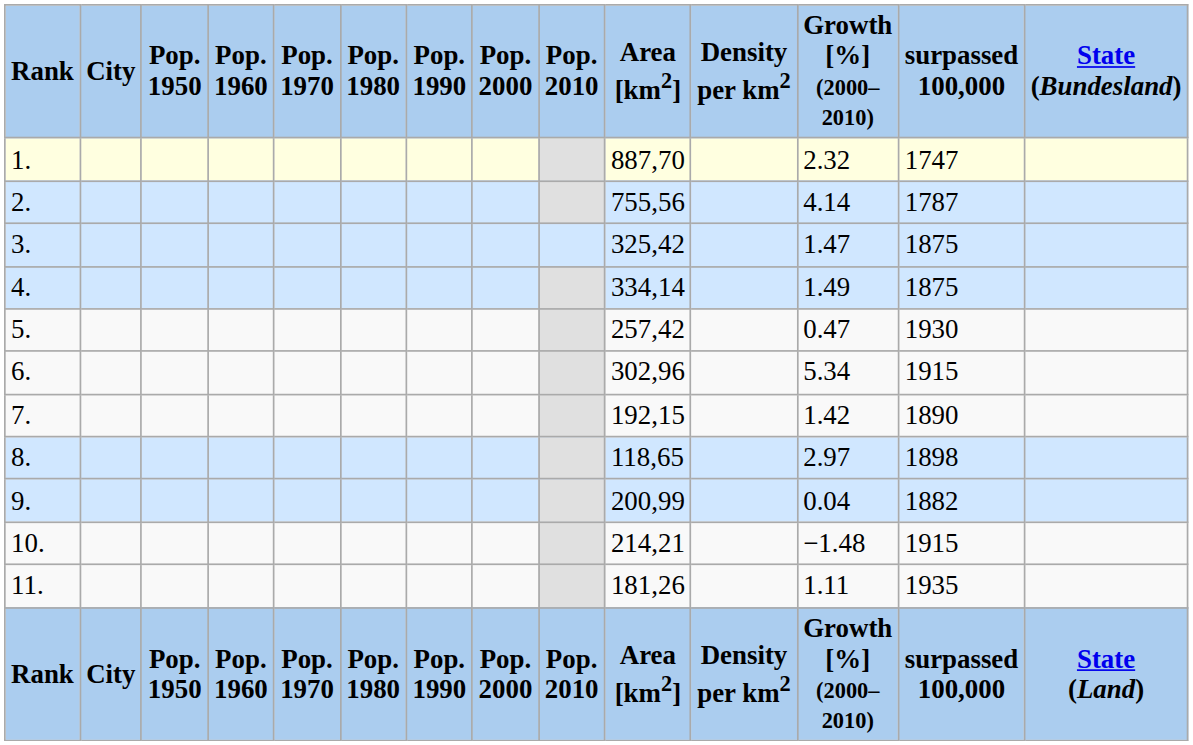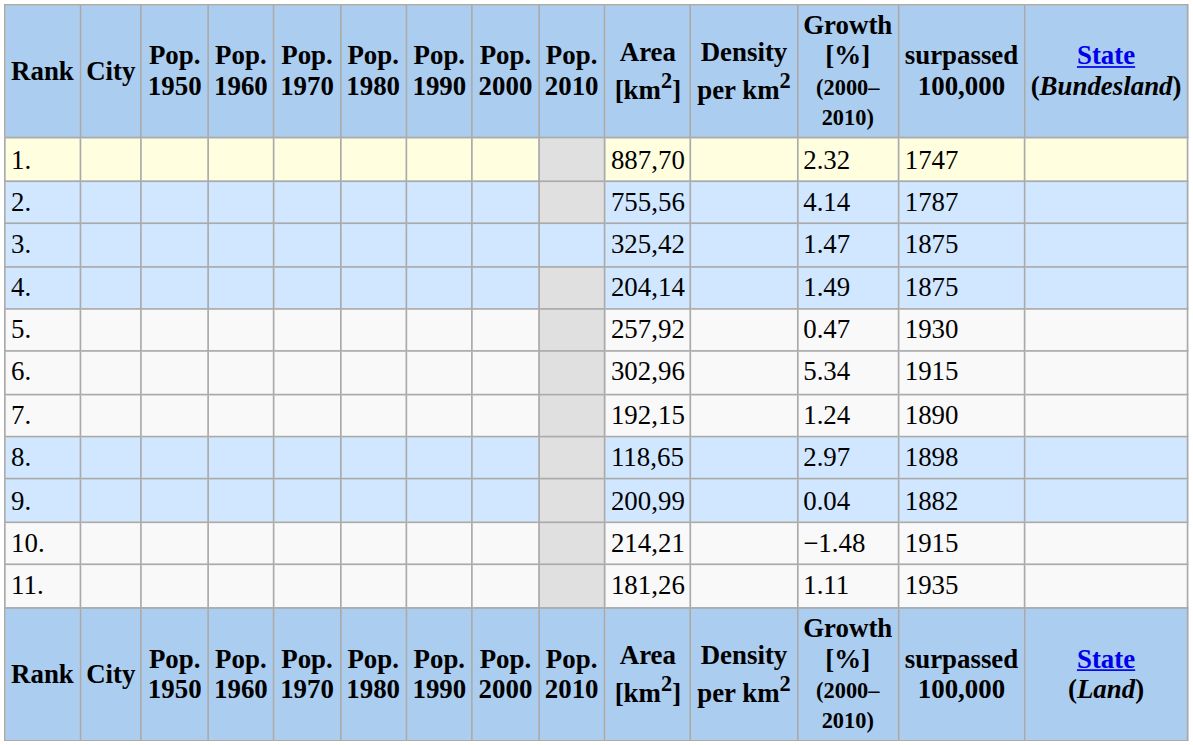(648, 287) 334,14 -> (648, 287) 204,14
(648, 329) 257,42 -> (648, 329) 257,92
(827, 414) 1.42 -> (827, 414) 1.24
